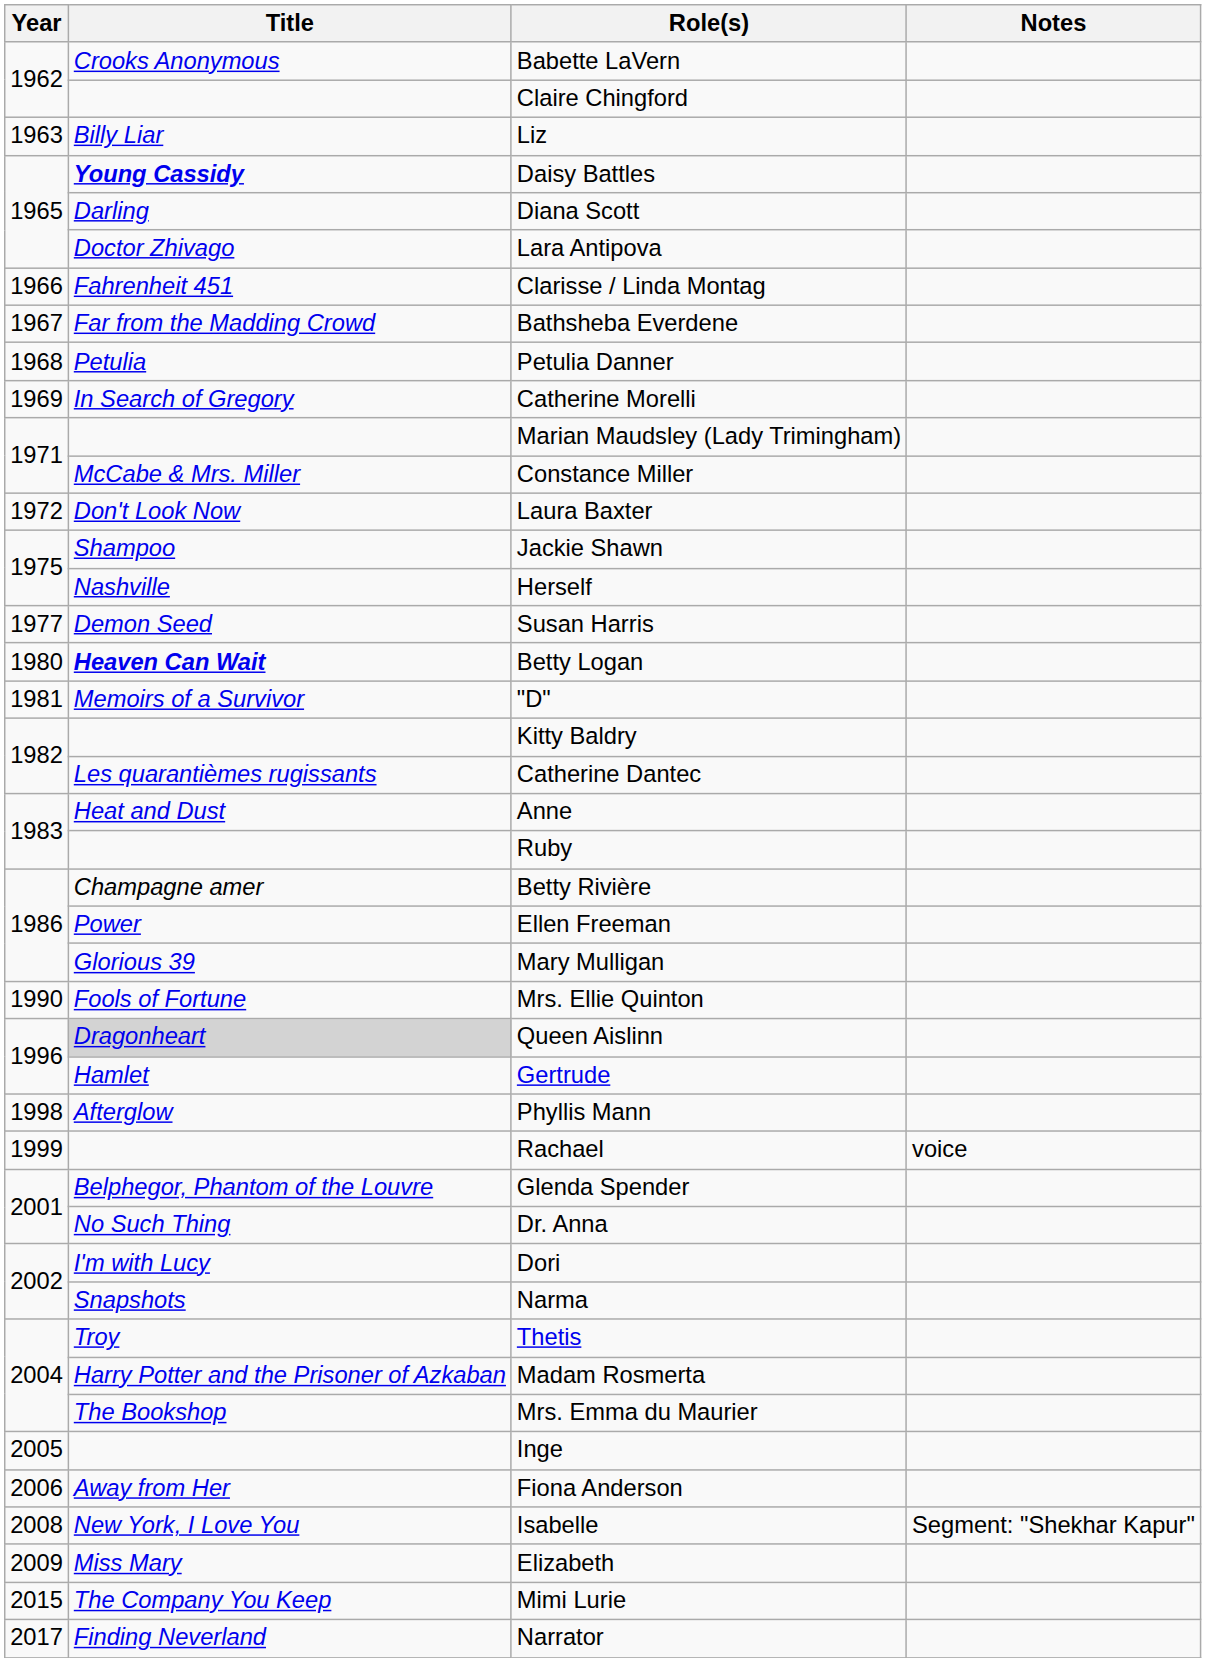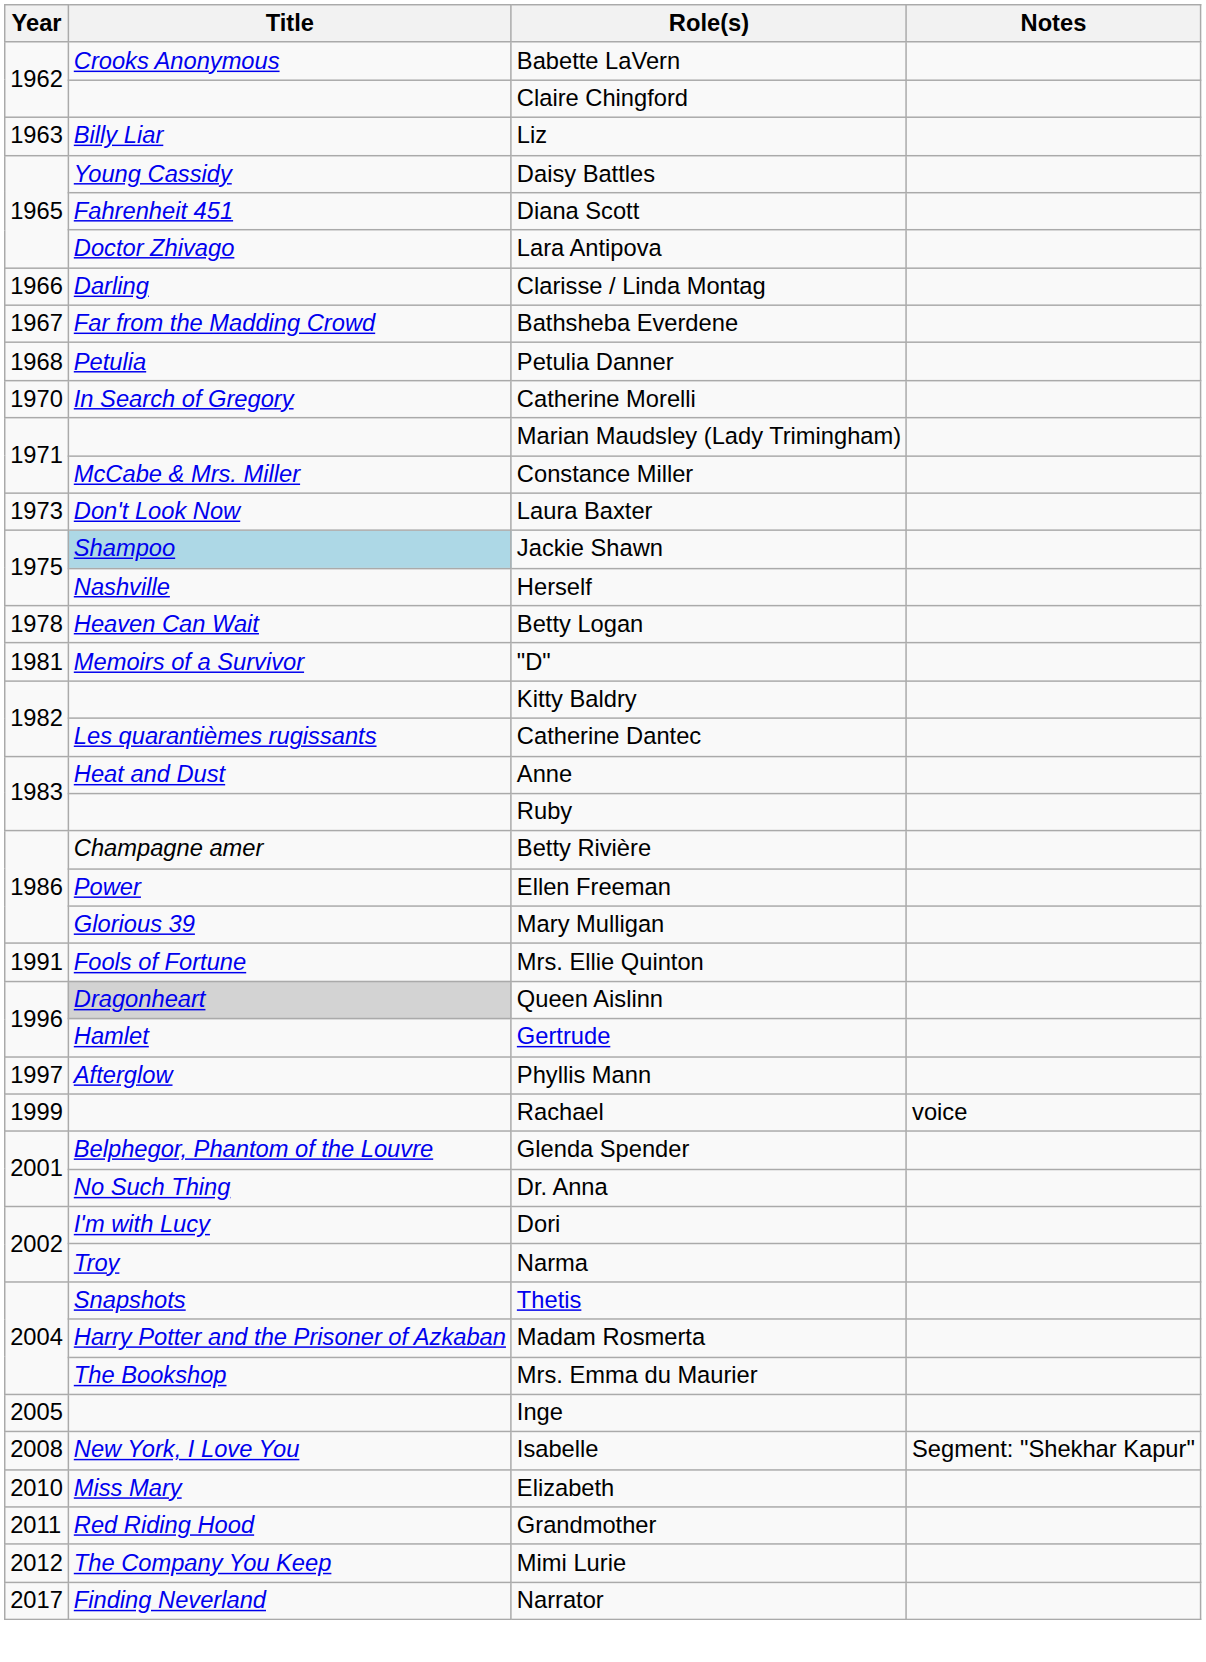(159, 173) bold -> (153, 173) normal
(111, 211) Darling -> (153, 211) Fahrenheit 451
(153, 286) Fahrenheit 451 -> (111, 286) Darling
(37, 398) 1969 -> (37, 398) 1970
(37, 511) 1972 -> (37, 511) 1973
(124, 549) no background -> (124, 549) lightblue background
- row: (585, 624)
(37, 661) 1980 -> (37, 624) 1978
(170, 661) bold -> (166, 624) normal
(37, 999) 1990 -> (37, 962) 1991
(37, 1112) 1998 -> (37, 1074) 1997
(130, 1300) Snapshots -> (97, 1262) Troy
(97, 1337) Troy -> (130, 1300) Snapshots
- row: (600, 1487)
(37, 1563) 2009 -> (37, 1487) 2010
+ row: (587, 1525)
(37, 1600) 2015 -> (37, 1563) 2012
